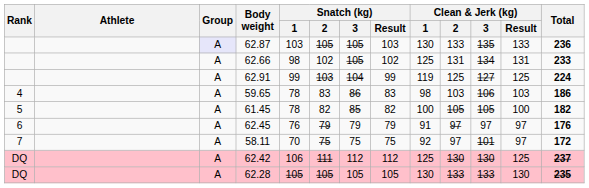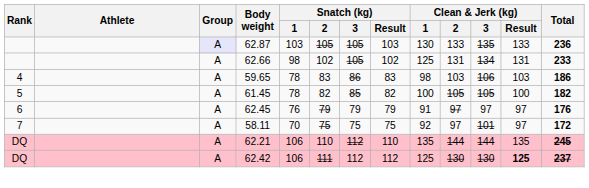- row: (258, 77)
+ row: (258, 142)
(521, 158) normal -> (521, 158) bold
- row: (258, 175)
